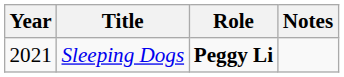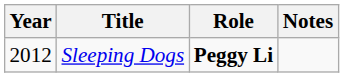(31, 54) 2021 -> (31, 54) 2012
